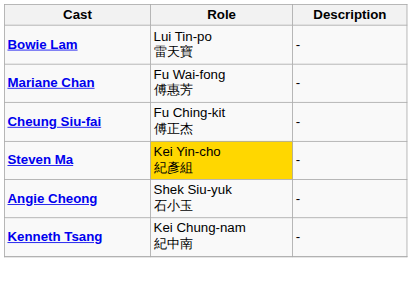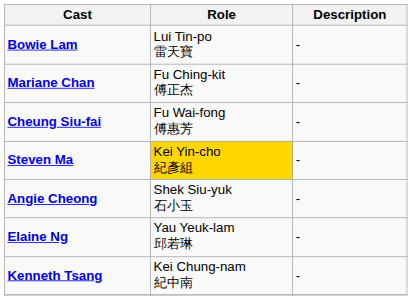(189, 82) Fu Wai-fong 傅惠芳 -> (189, 82) Fu Ching-kit 傅正杰
(189, 120) Fu Ching-kit 傅正杰 -> (189, 120) Fu Wai-fong 傅惠芳
+ row: (38, 237)
